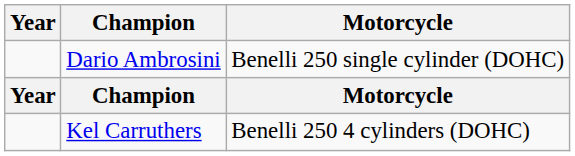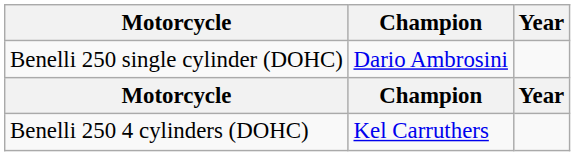columns swapped: (33, 22) <-> (398, 22)
